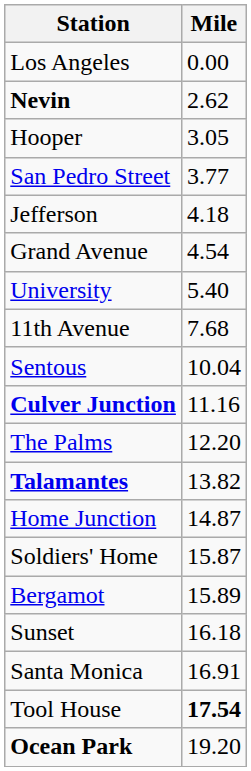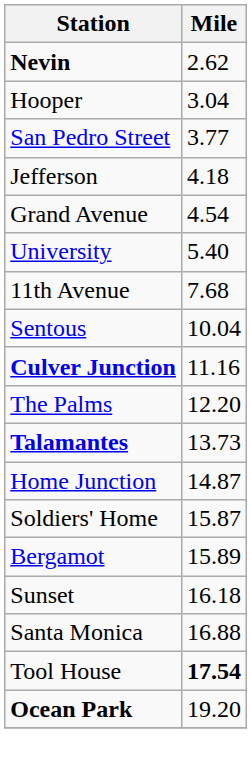- row: (70, 61)
(208, 137) 3.05 -> (208, 99) 3.04
(214, 480) 13.82 -> (214, 442) 13.73
(214, 670) 16.91 -> (214, 632) 16.88
